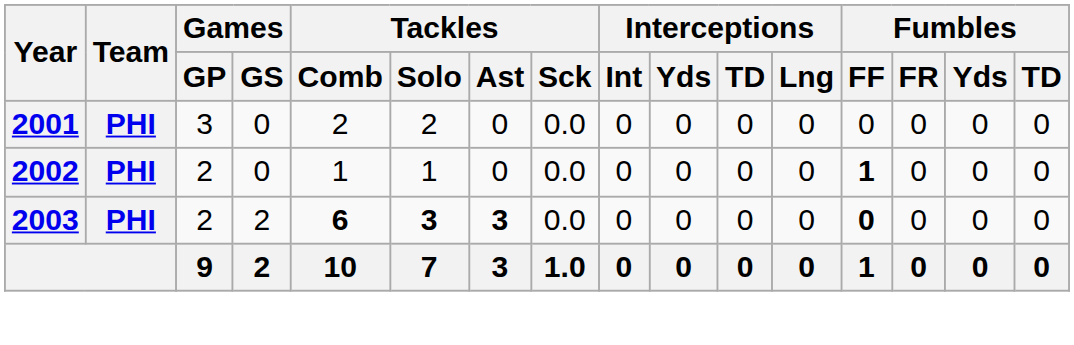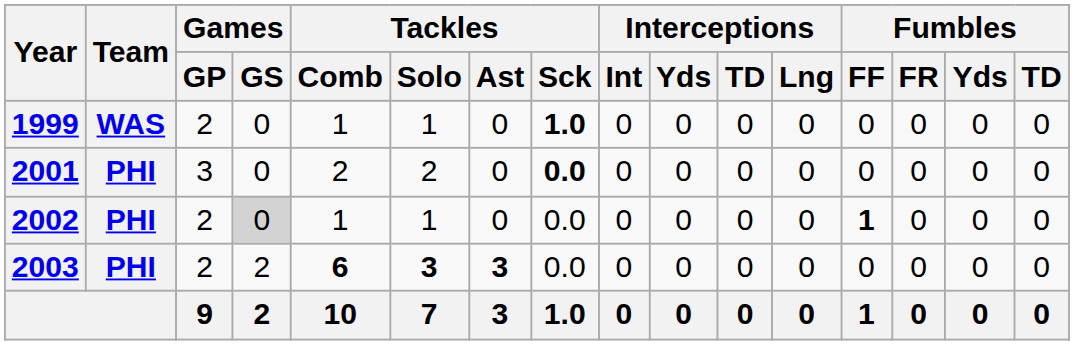+ row: (45, 123)
(565, 123) normal -> (565, 171) bold
(262, 171) no background -> (262, 219) lightgrey background
(866, 219) bold -> (866, 266) normal
